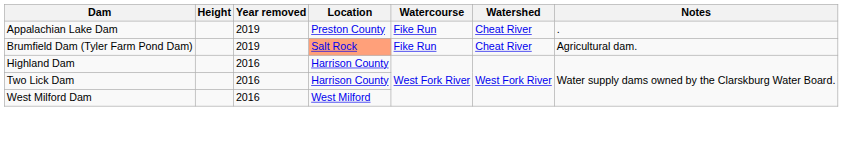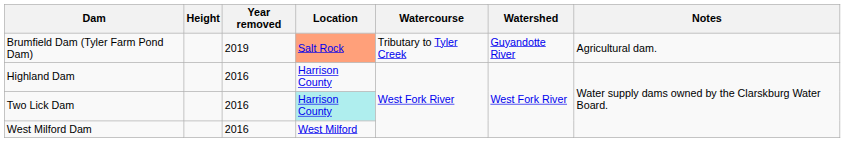- row: (62, 30)
(415, 47) Fike Run -> (418, 48) Tributary to Tyler Creek
(503, 47) Cheat River -> (518, 48) Guyandotte River
(350, 81) no background -> (318, 106) paleturquoise background
